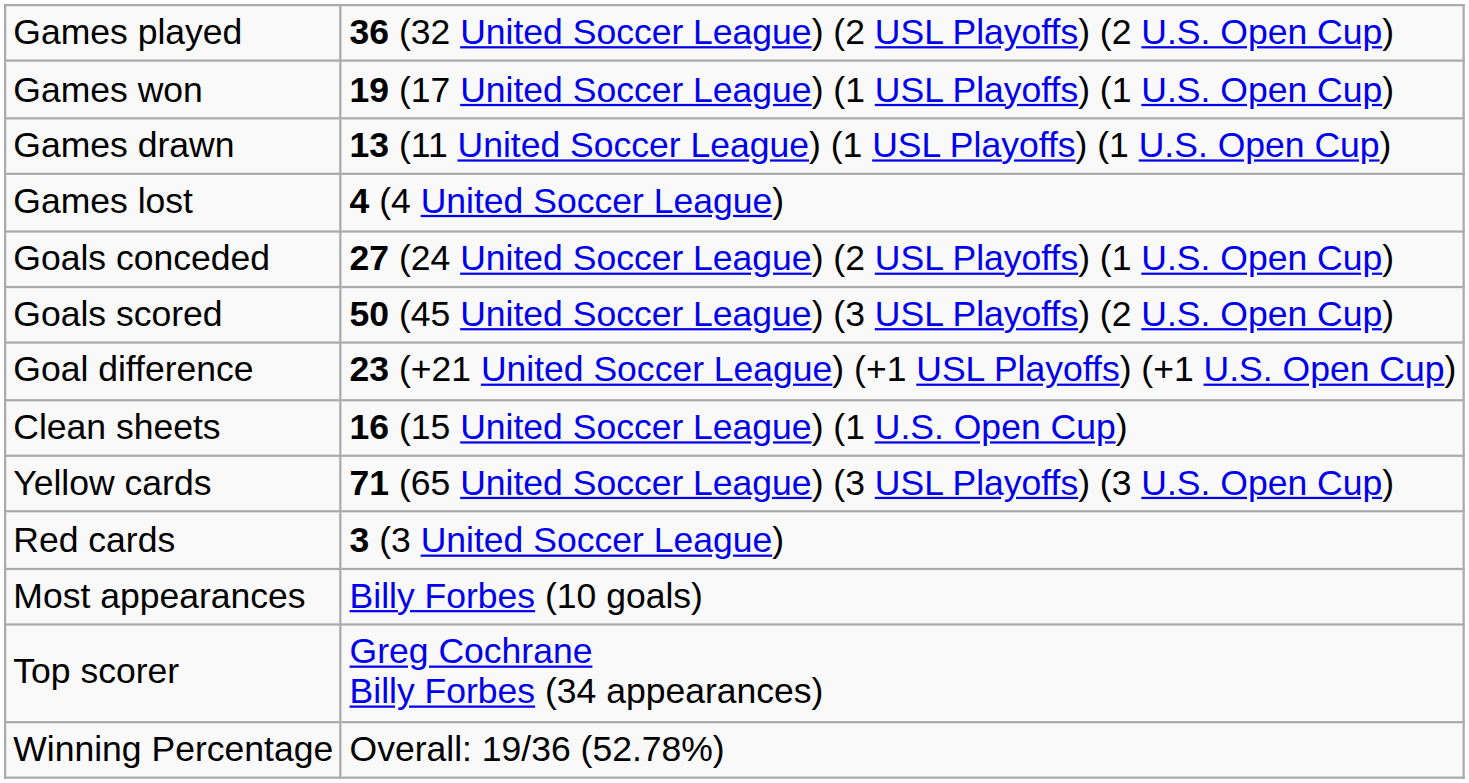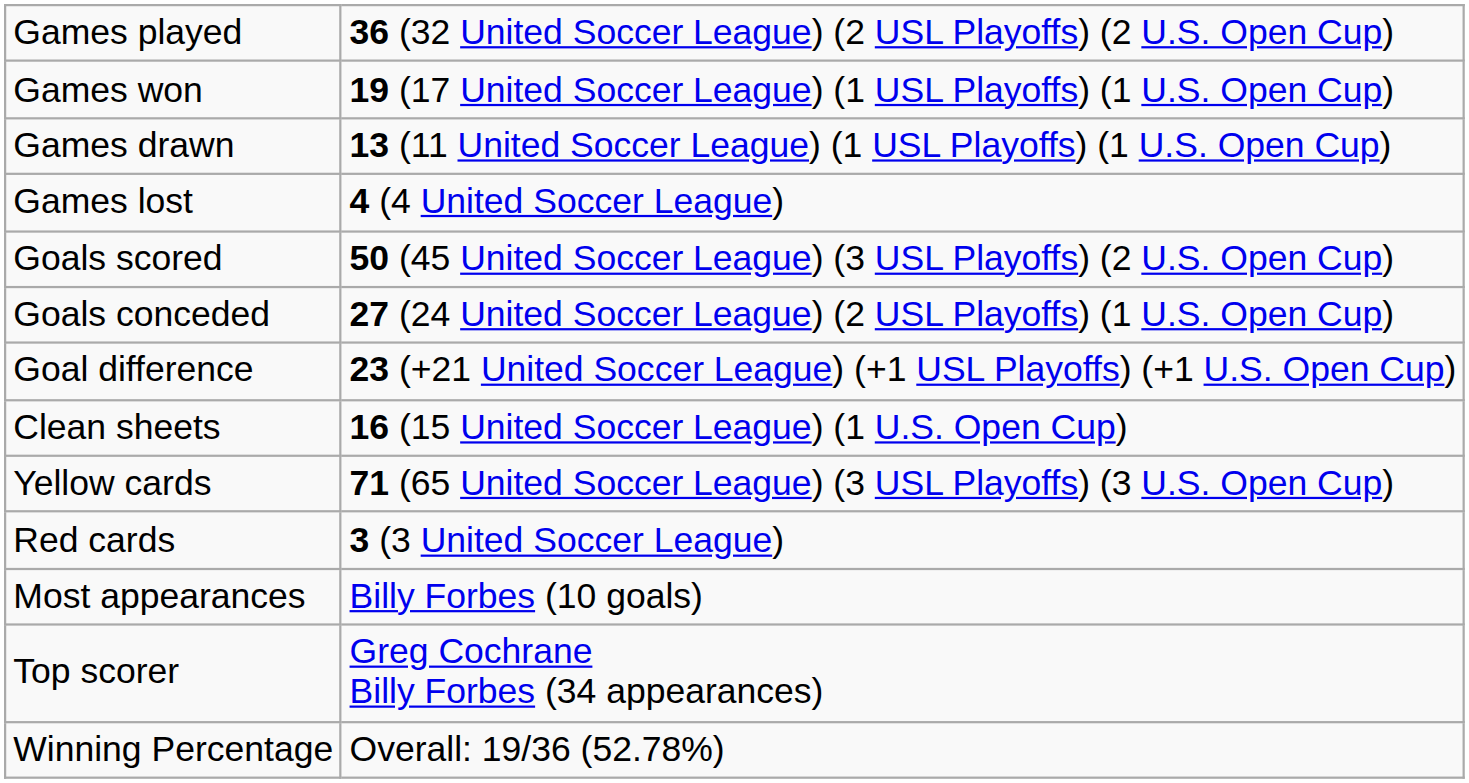rows swapped: (118, 314) <-> (142, 257)
